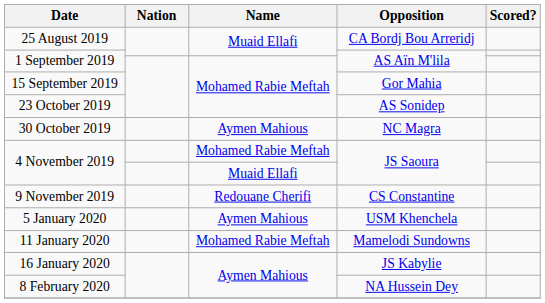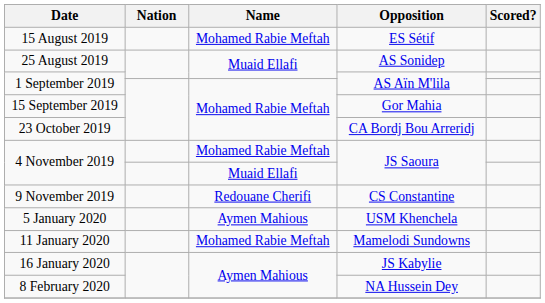+ row: (65, 38)
(412, 38) CA Bordj Bou Arreridj -> (412, 61) AS Sonidep
(412, 106) AS Sonidep -> (412, 128) CA Bordj Bou Arreridj
- row: (65, 128)
